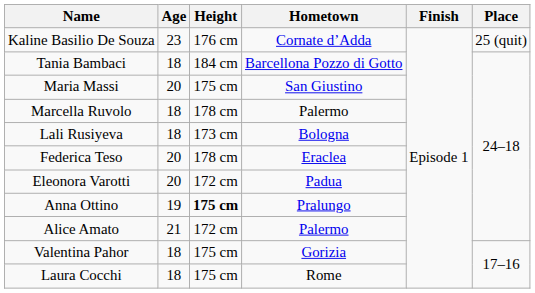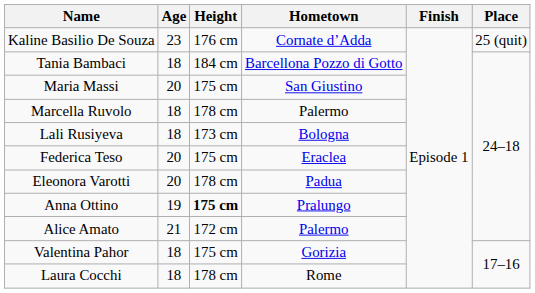(216, 157) 178 cm -> (216, 157) 175 cm
(216, 181) 172 cm -> (216, 181) 178 cm
(216, 275) 175 cm -> (216, 275) 178 cm
